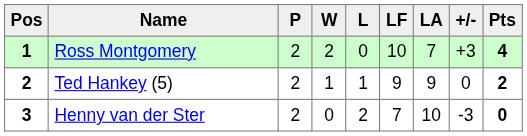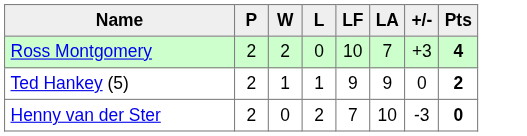- column: (27, 20)
